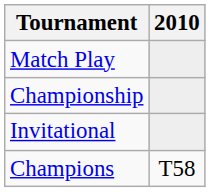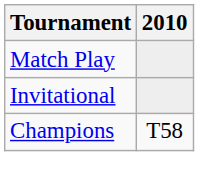- row: (77, 95)
